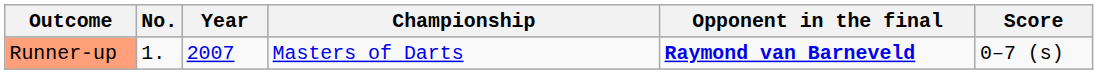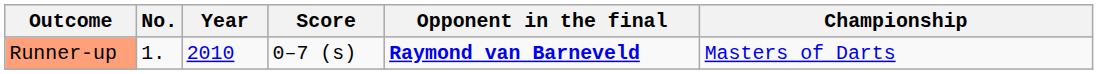columns swapped: (464, 21) <-> (1034, 21)
(211, 53) 2007 -> (211, 53) 2010
